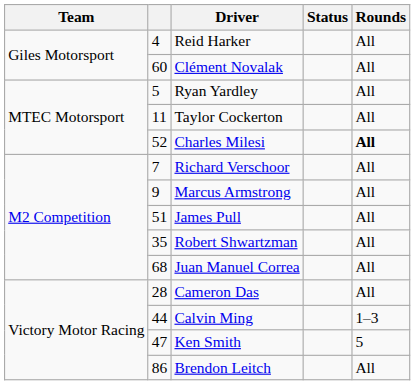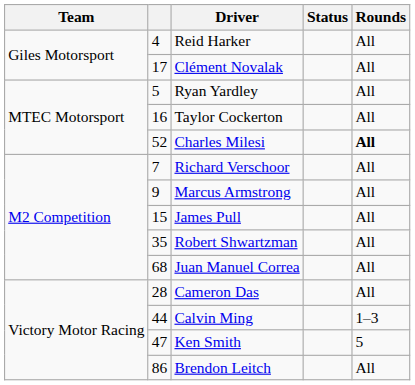(159, 67) 60 -> (159, 67) 17
(159, 117) 11 -> (159, 117) 16
(159, 217) 51 -> (159, 217) 15
